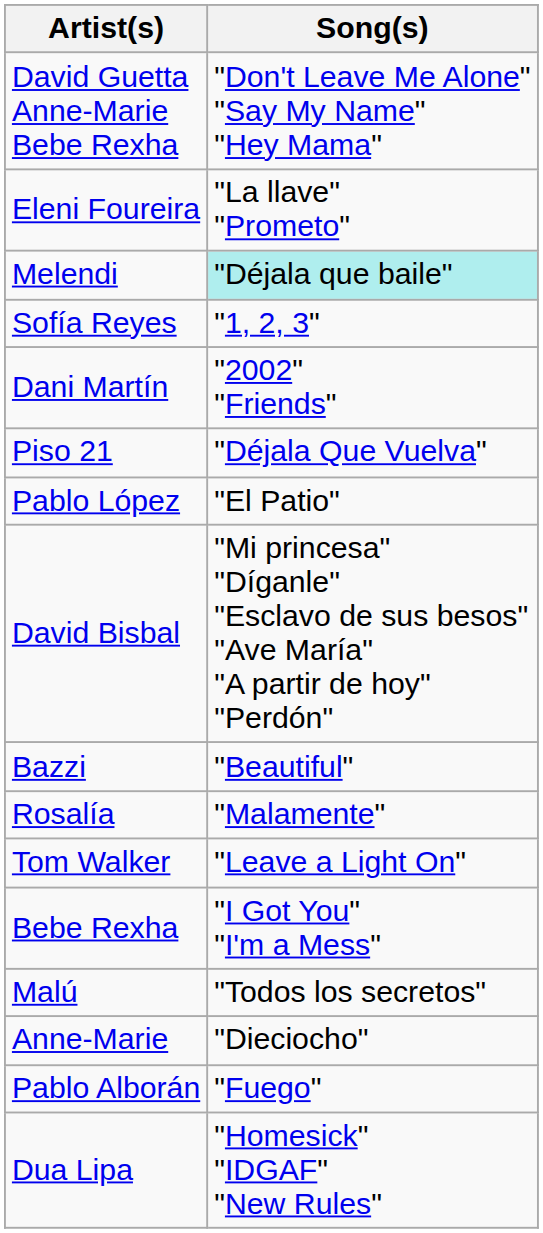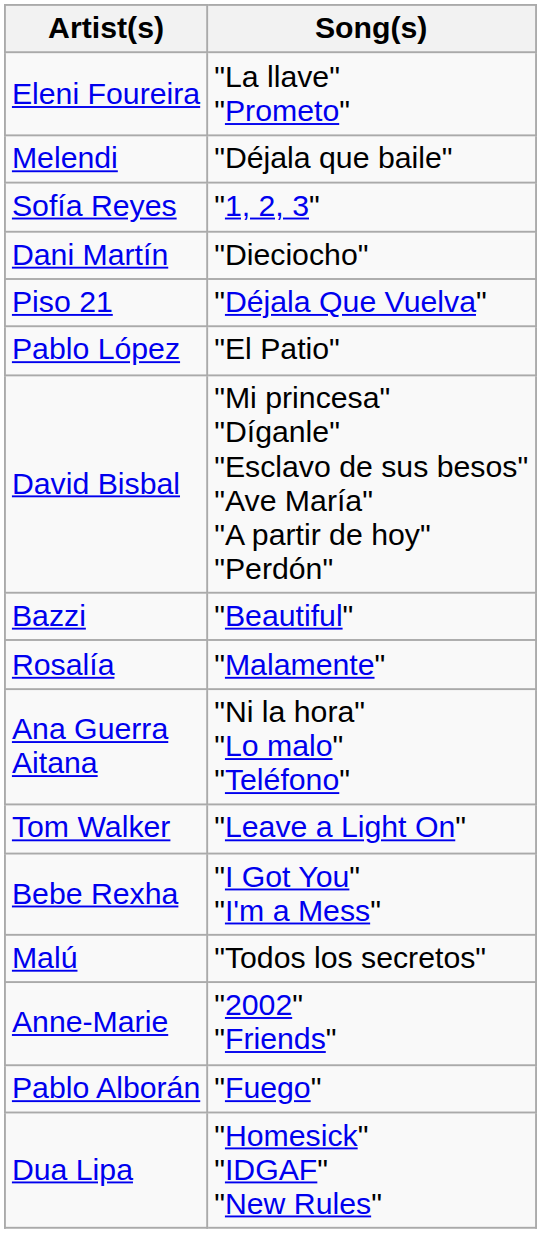- row: (100, 110)
(333, 274) paleturquoise background -> (333, 158) no background
(275, 387) "2002" "Friends" -> (291, 254) "Dieciocho"
+ row: (90, 746)
(291, 1040) "Dieciocho" -> (275, 1023) "2002" "Friends"
